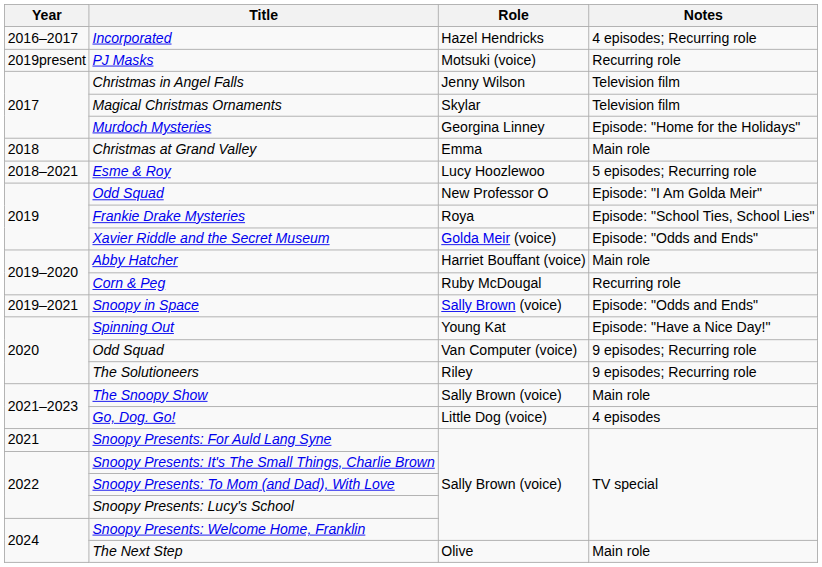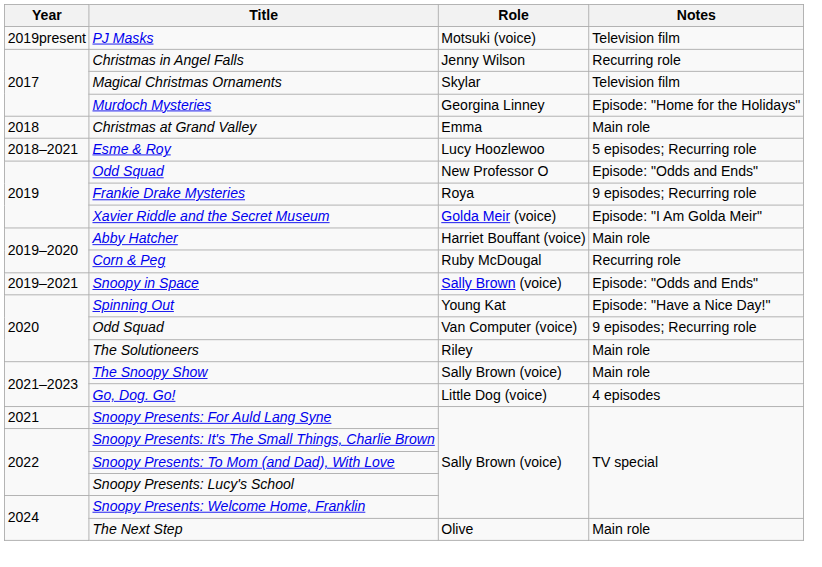- row: (132, 37)
(636, 60) Recurring role -> (636, 37) Television film
(636, 82) Television film -> (636, 60) Recurring role
(677, 194) Episode: "I Am Golda Meir" -> (675, 171) Episode: "Odds and Ends"
(703, 216) Episode: "School Ties, School Lies" -> (674, 194) 9 episodes; Recurring role
(675, 238) Episode: "Odds and Ends" -> (677, 216) Episode: "I Am Golda Meir"
(674, 372) 9 episodes; Recurring role -> (621, 350) Main role
